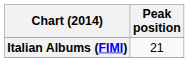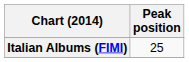(157, 47) 21 -> (157, 47) 25
